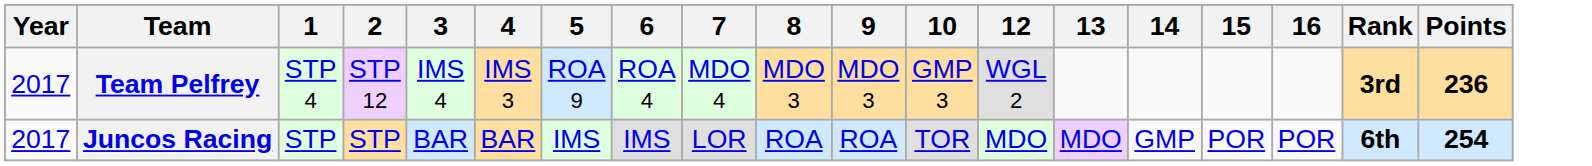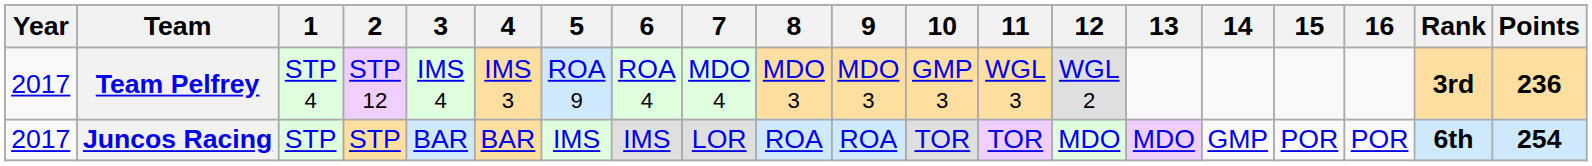+ column: (1015, 26)
